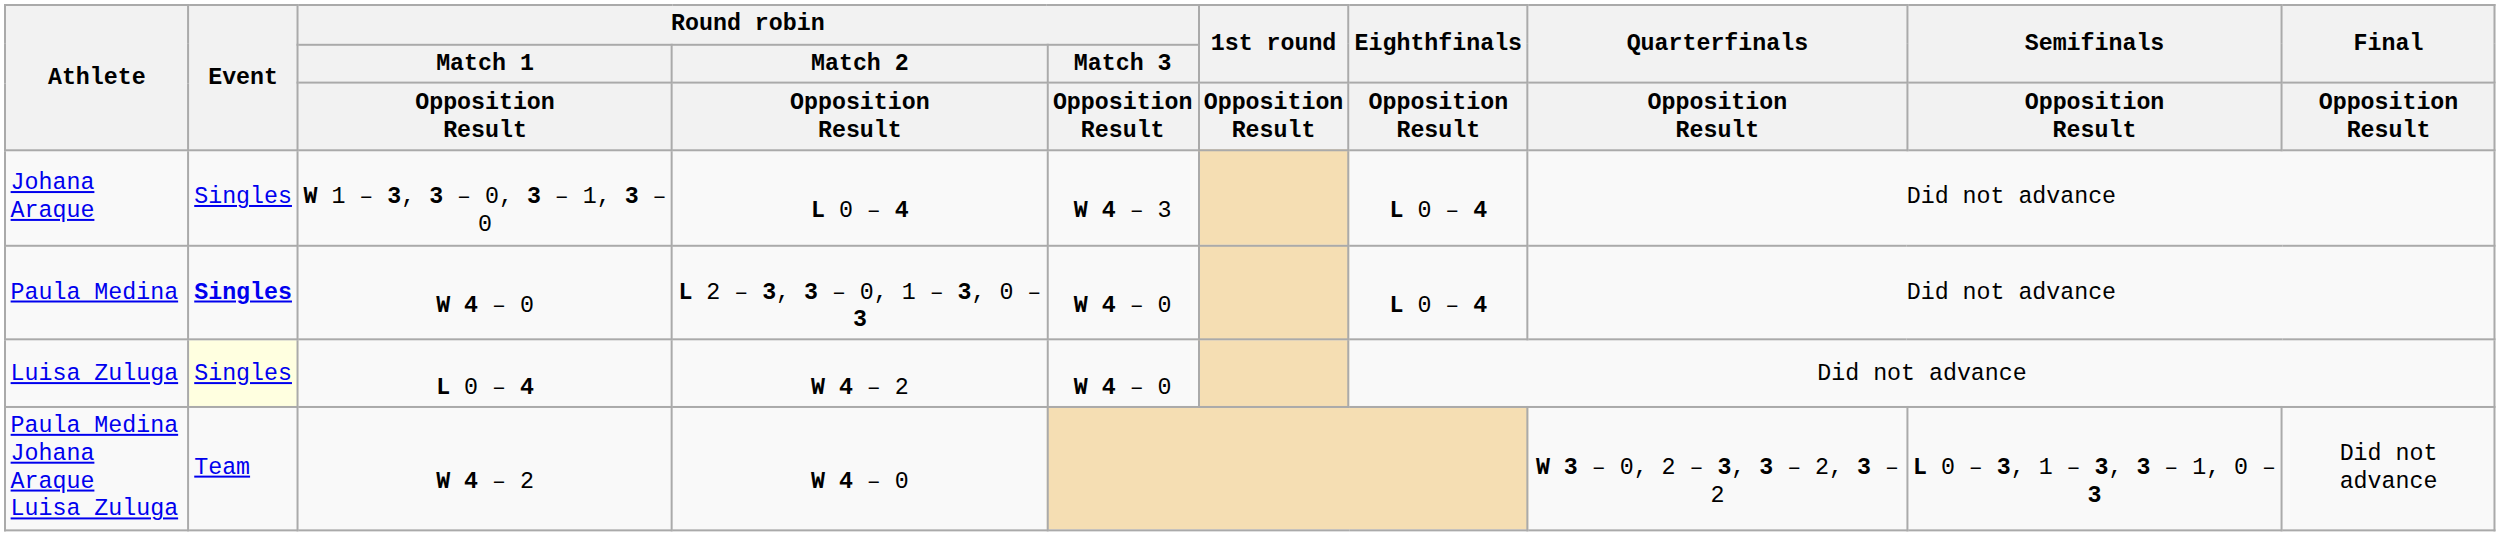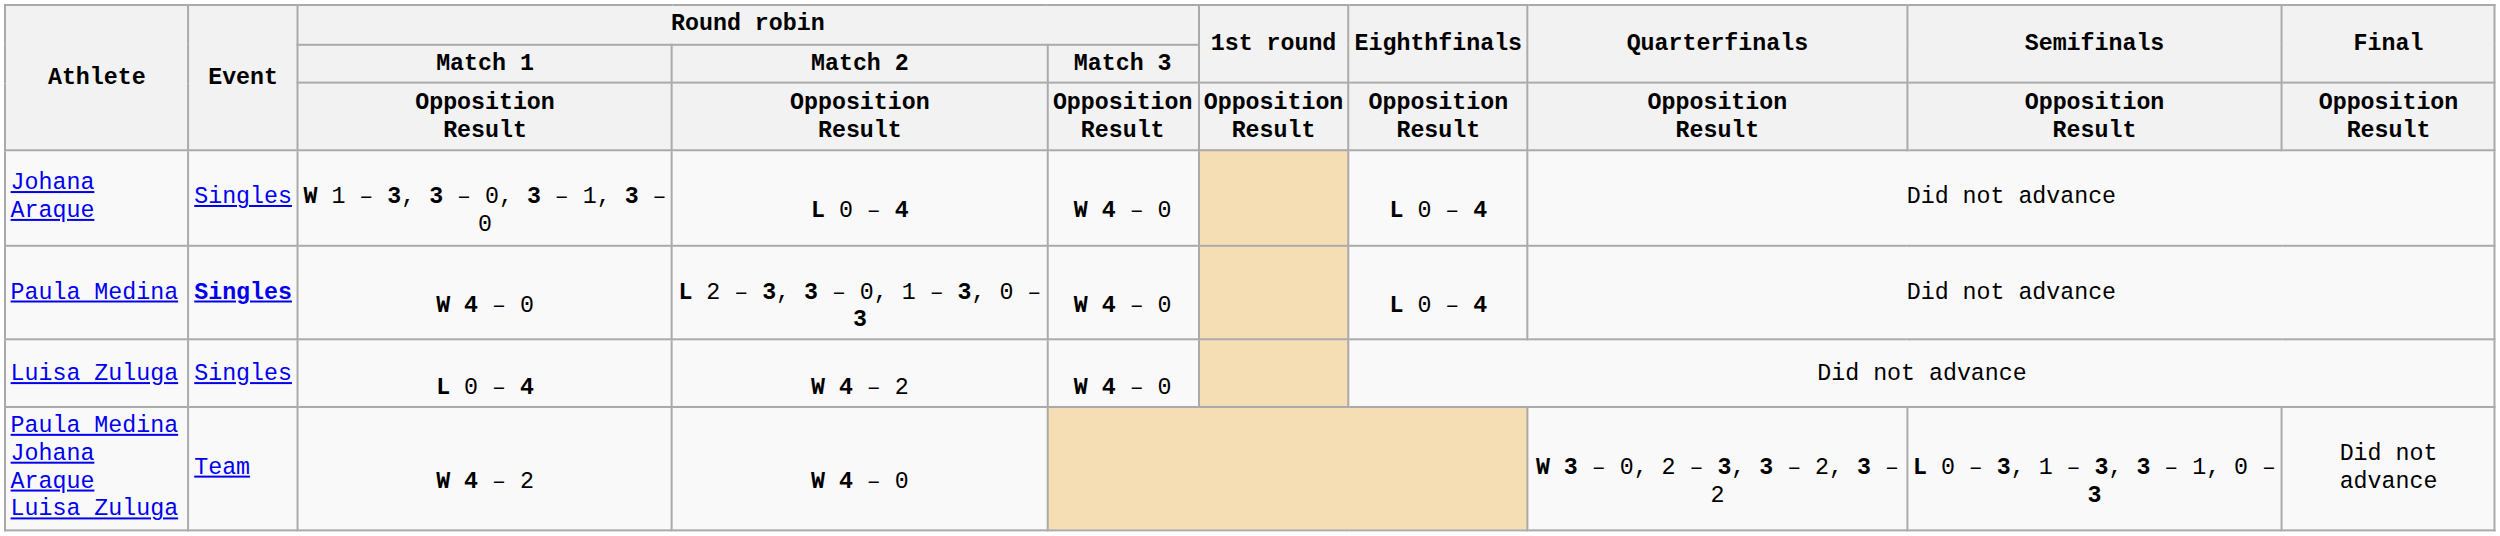(1123, 211) W 4 – 3 -> (1123, 211) W 4 – 0
(243, 373) lightyellow background -> (243, 373) no background
